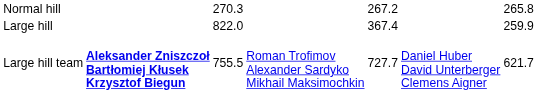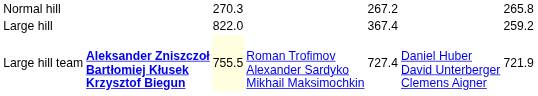(519, 25) 259.9 -> (519, 25) 259.2
(228, 63) no background -> (228, 63) lightyellow background
(383, 63) 727.7 -> (383, 63) 727.4
(519, 63) 621.7 -> (519, 63) 721.9
